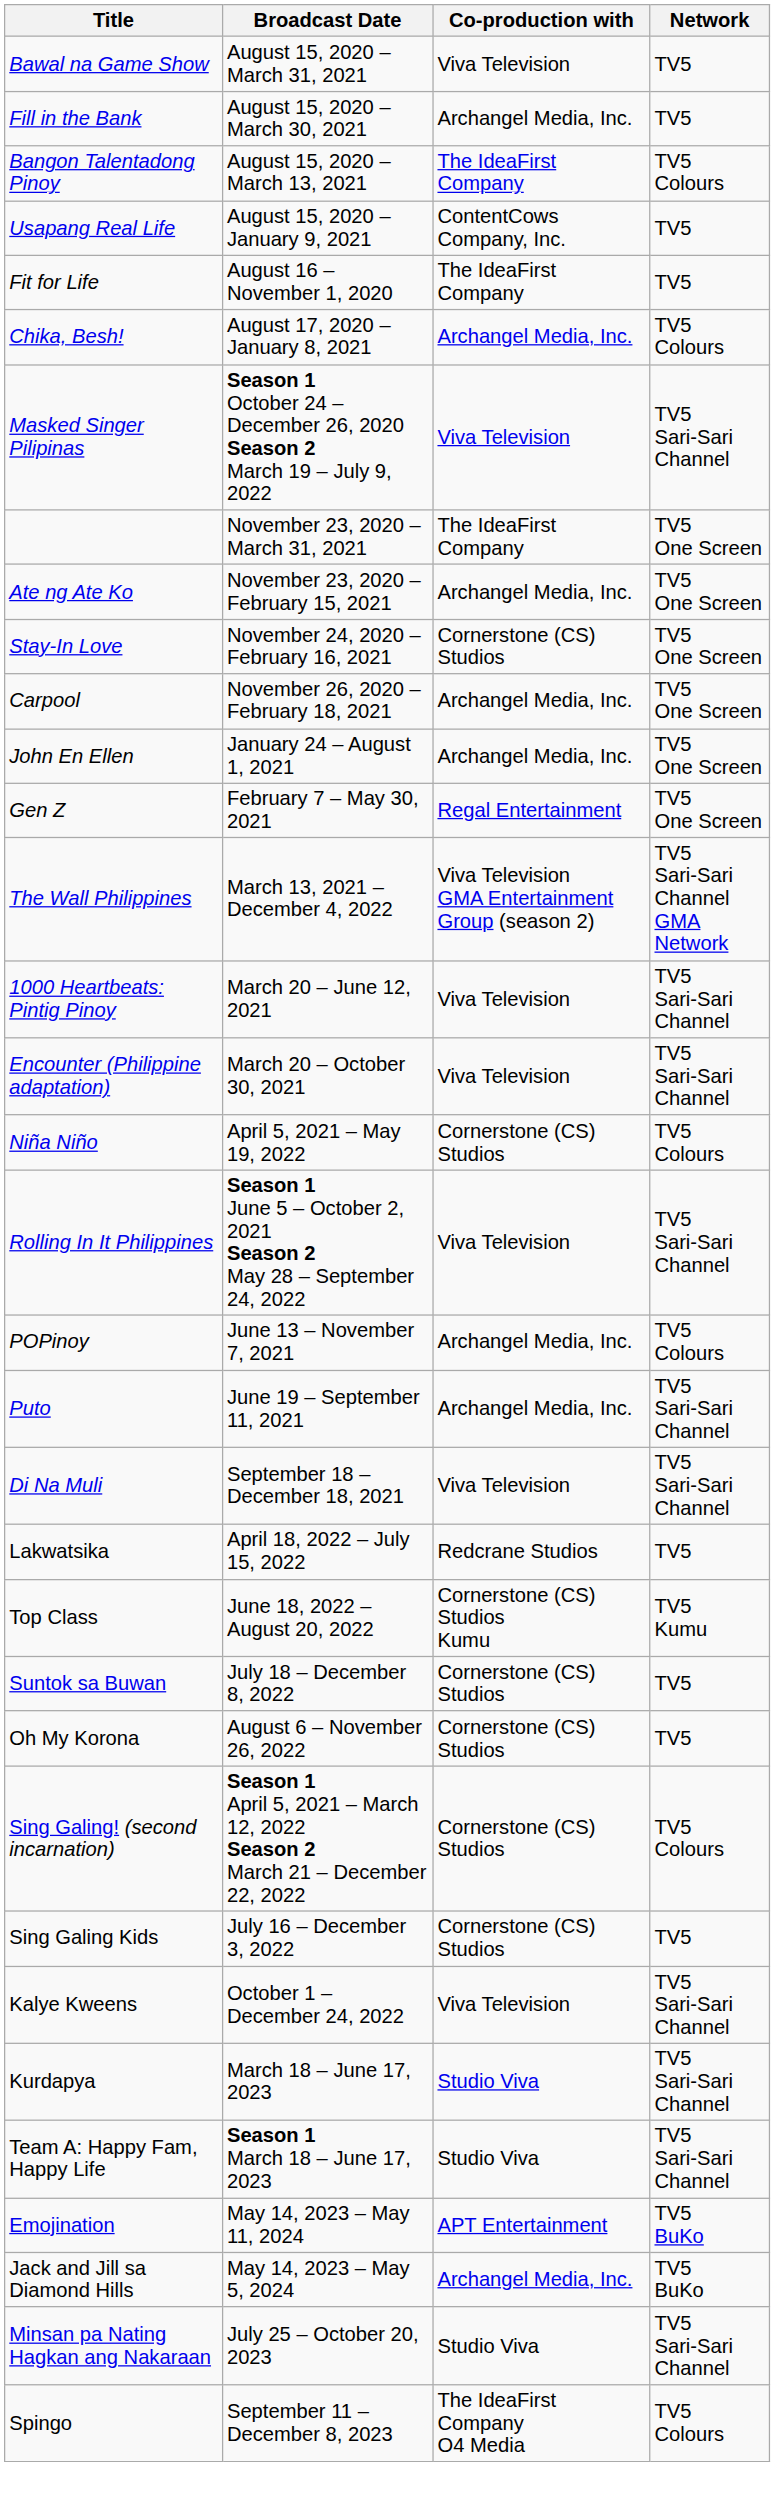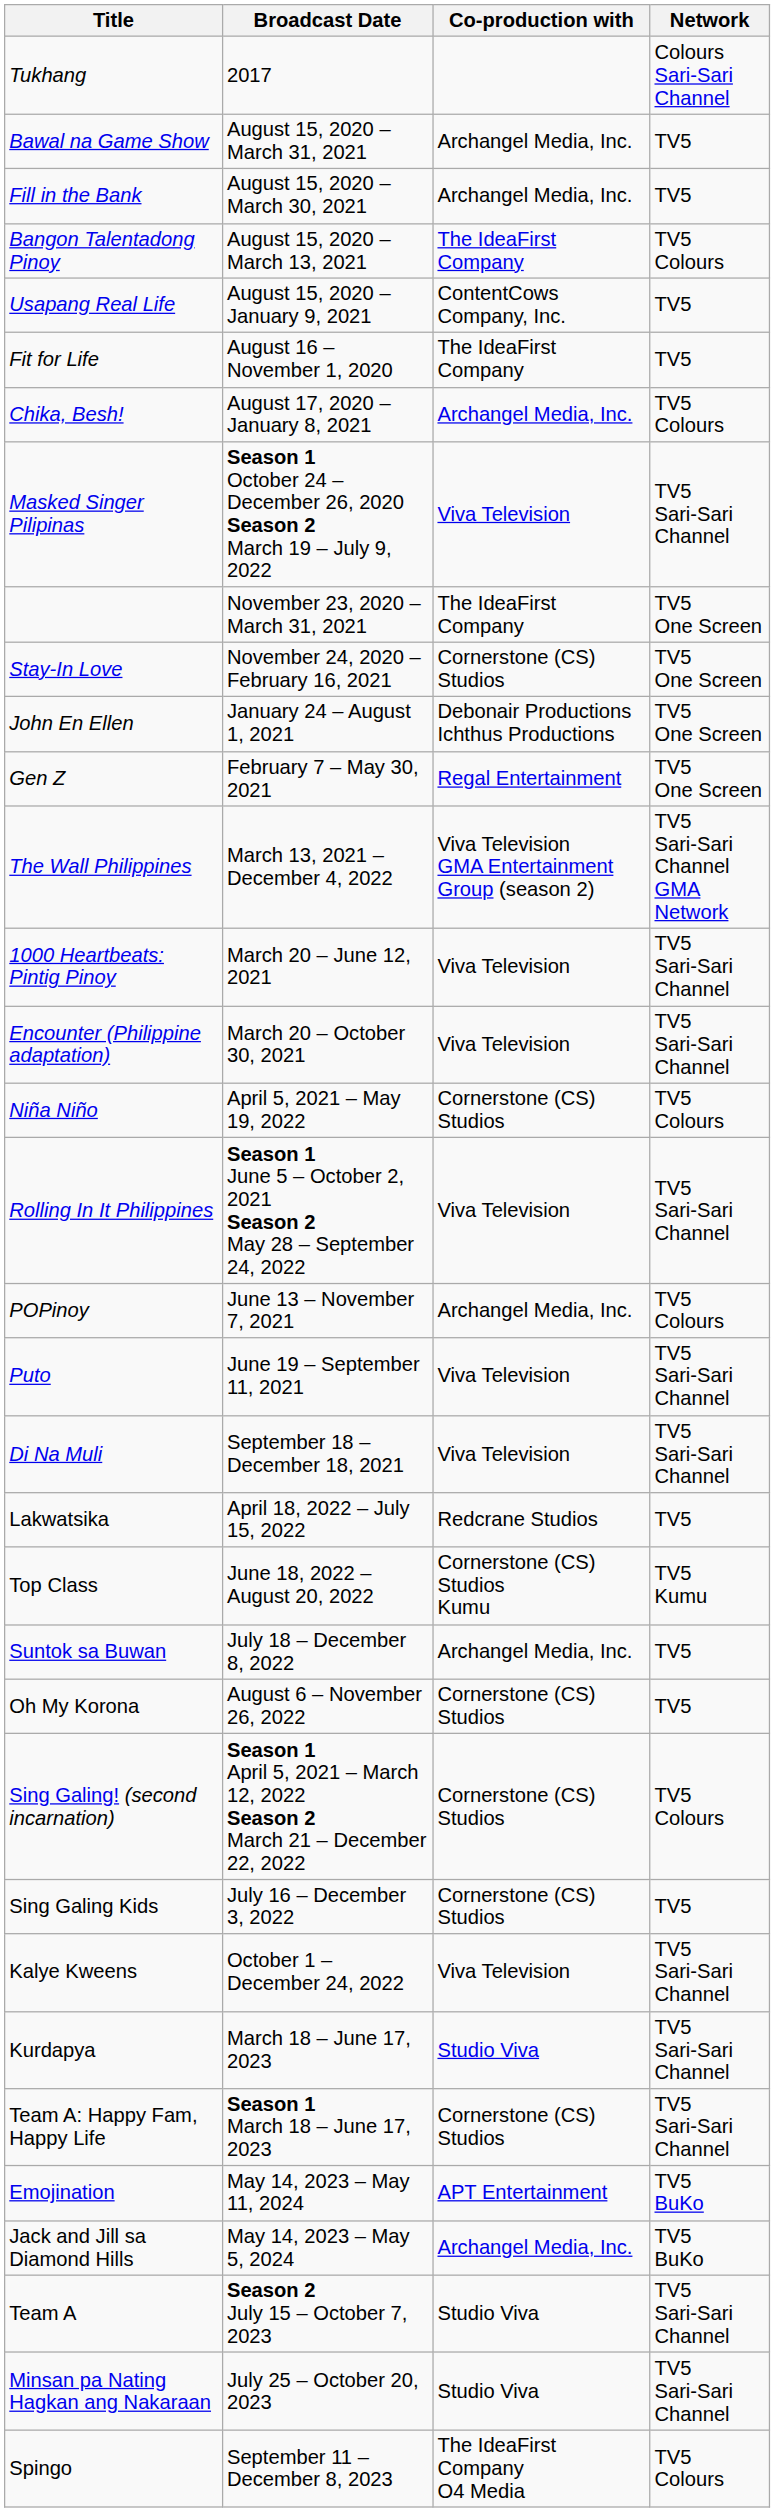+ row: (48, 75)
(504, 63) Viva Television -> (535, 141) Archangel Media, Inc.
- row: (71, 591)
- row: (45, 701)
(535, 755) Archangel Media, Inc. -> (534, 723) Debonair Productions Ichthus Productions
(535, 1408) Archangel Media, Inc. -> (504, 1376) Viva Television
(516, 1683) Cornerstone (CS) Studios -> (535, 1651) Archangel Media, Inc.
(488, 2159) Studio Viva -> (516, 2127) Cornerstone (CS) Studios
+ row: (43, 2313)
